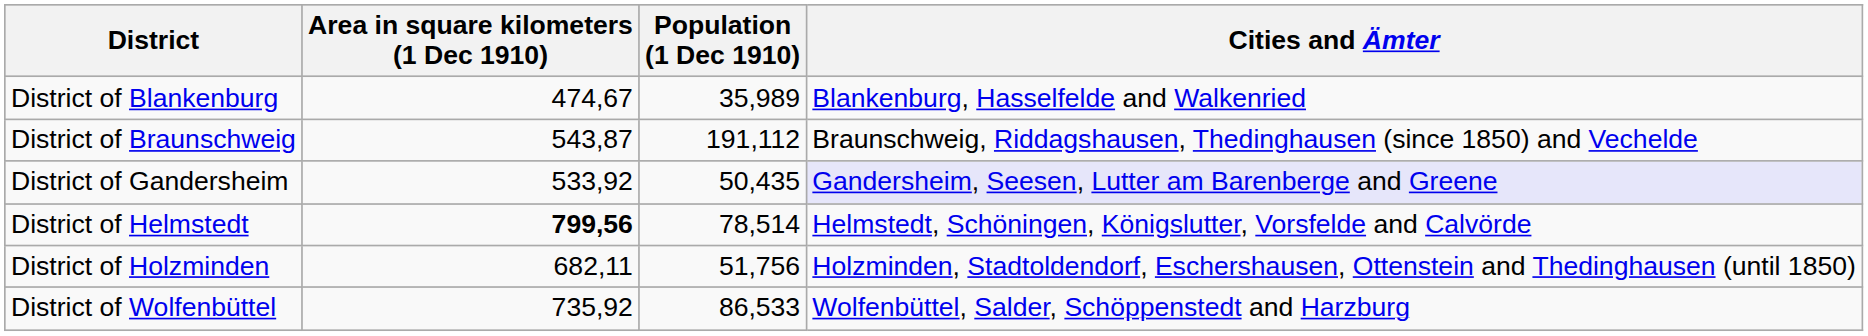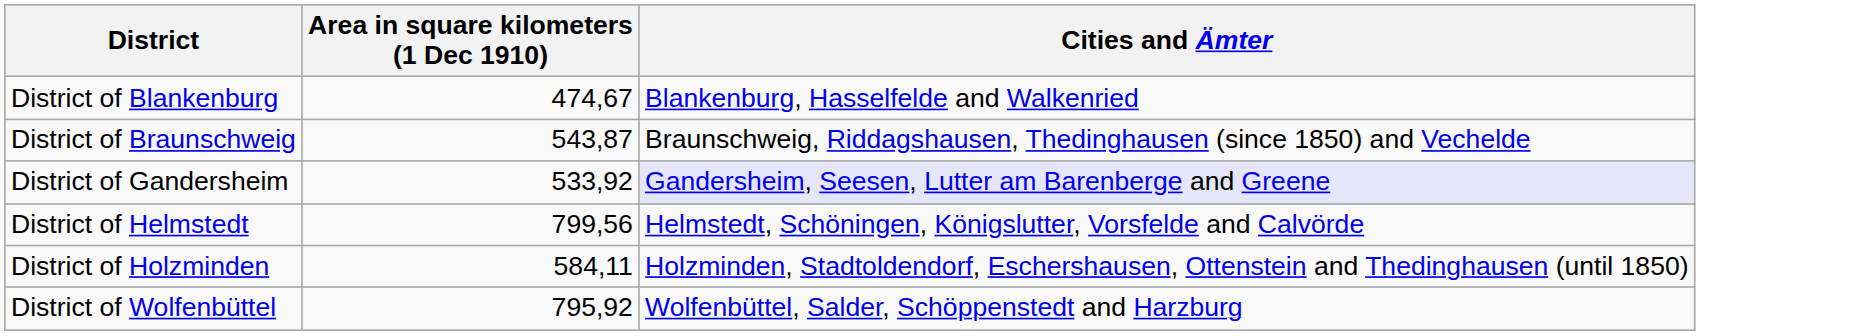- column: (723, 40)
(592, 223) bold -> (592, 223) normal
(593, 266) 682,11 -> (593, 266) 584,11
(592, 308) 735,92 -> (592, 308) 795,92
